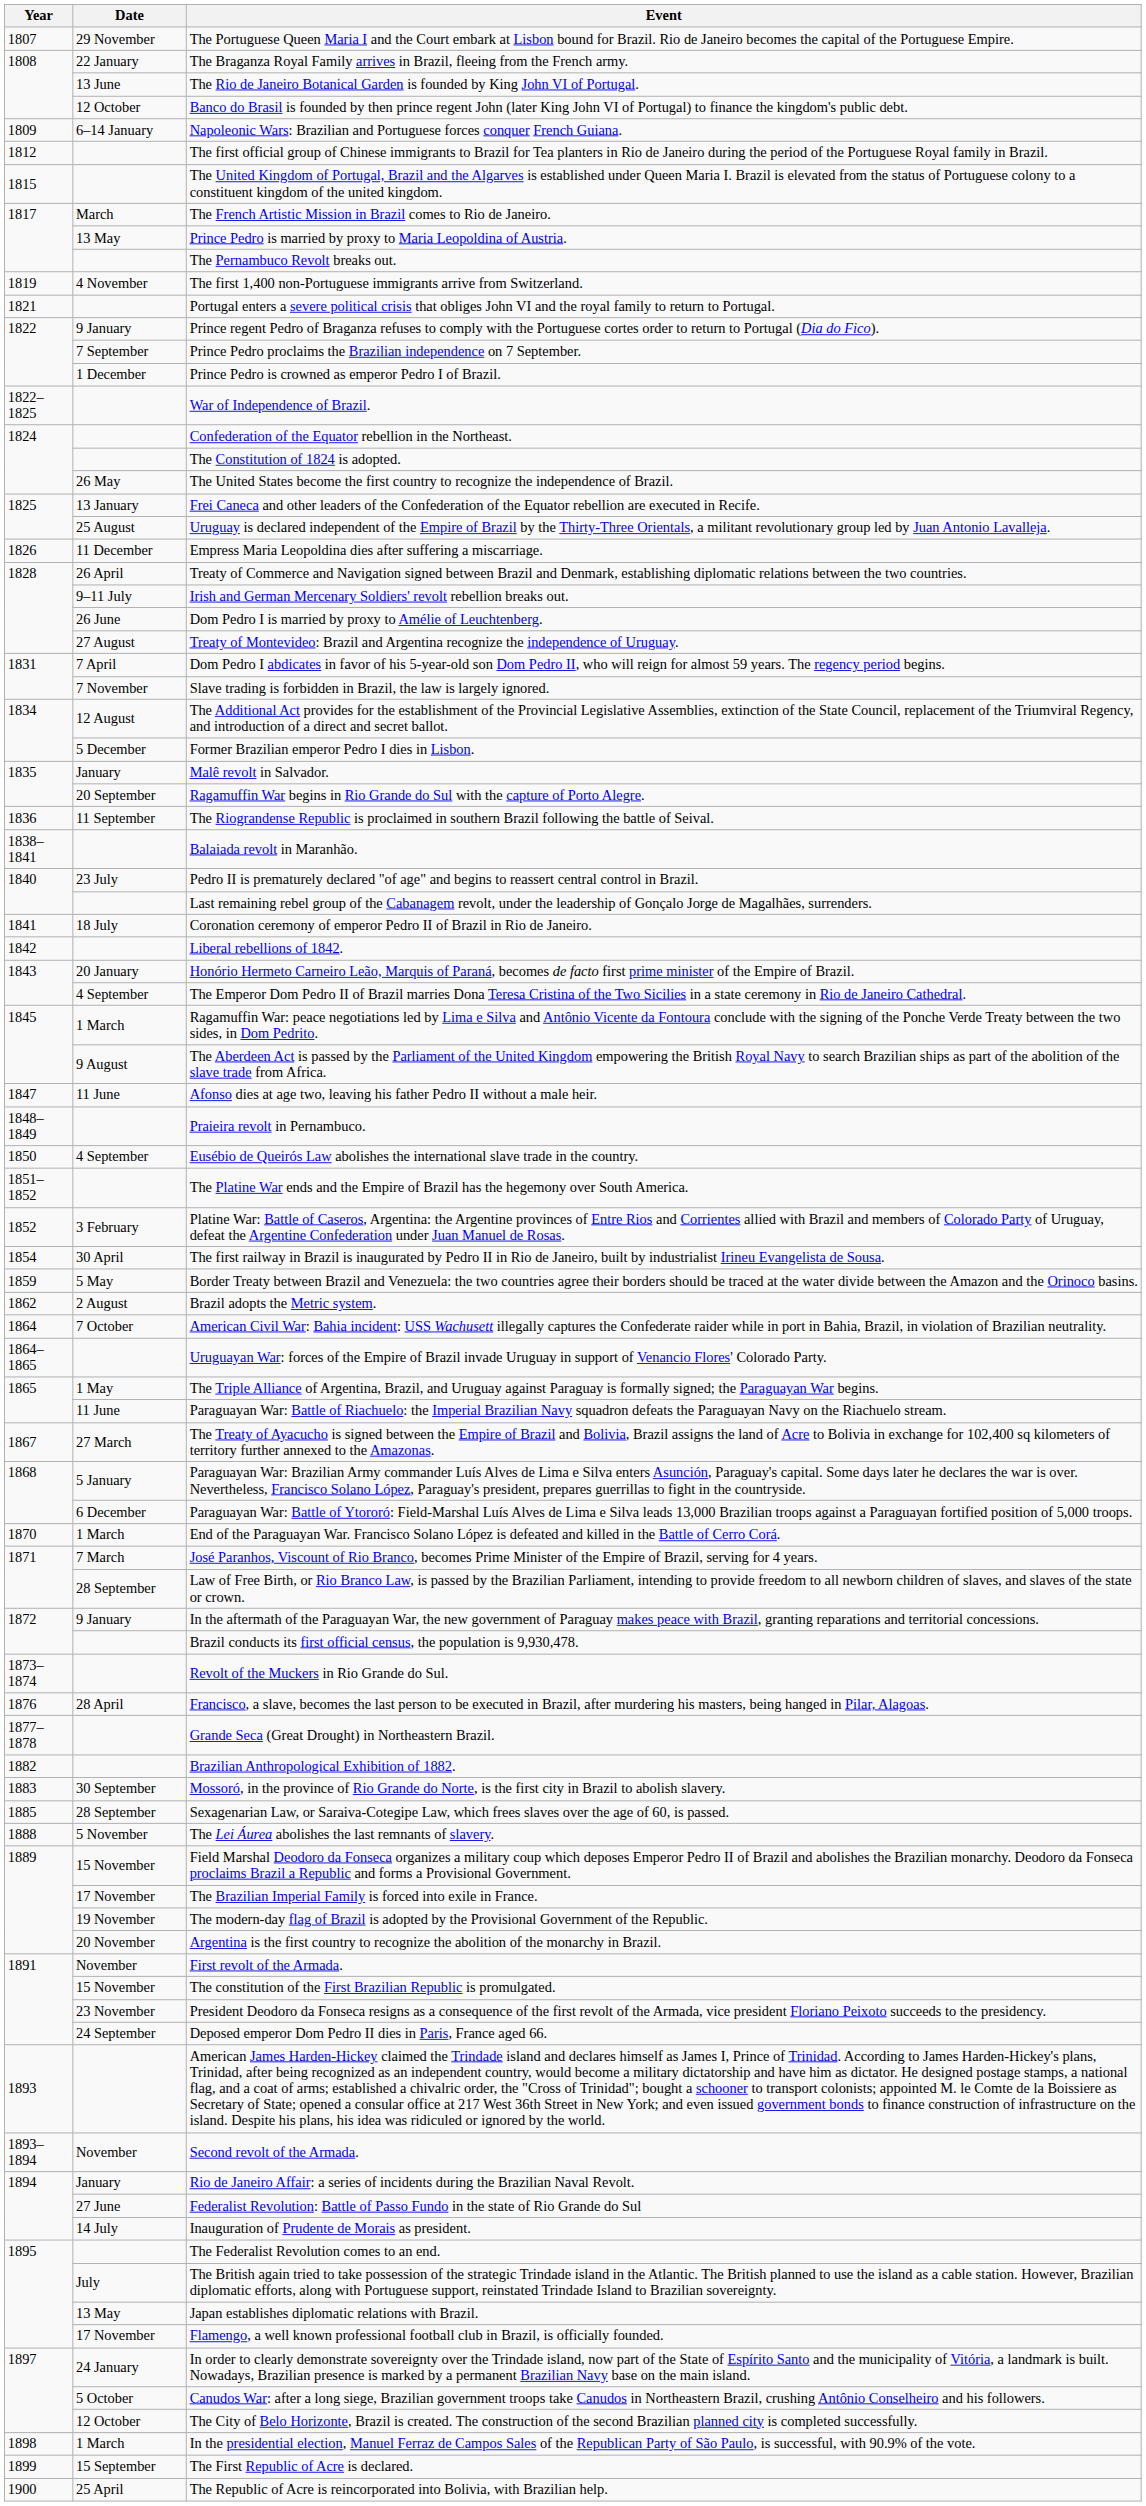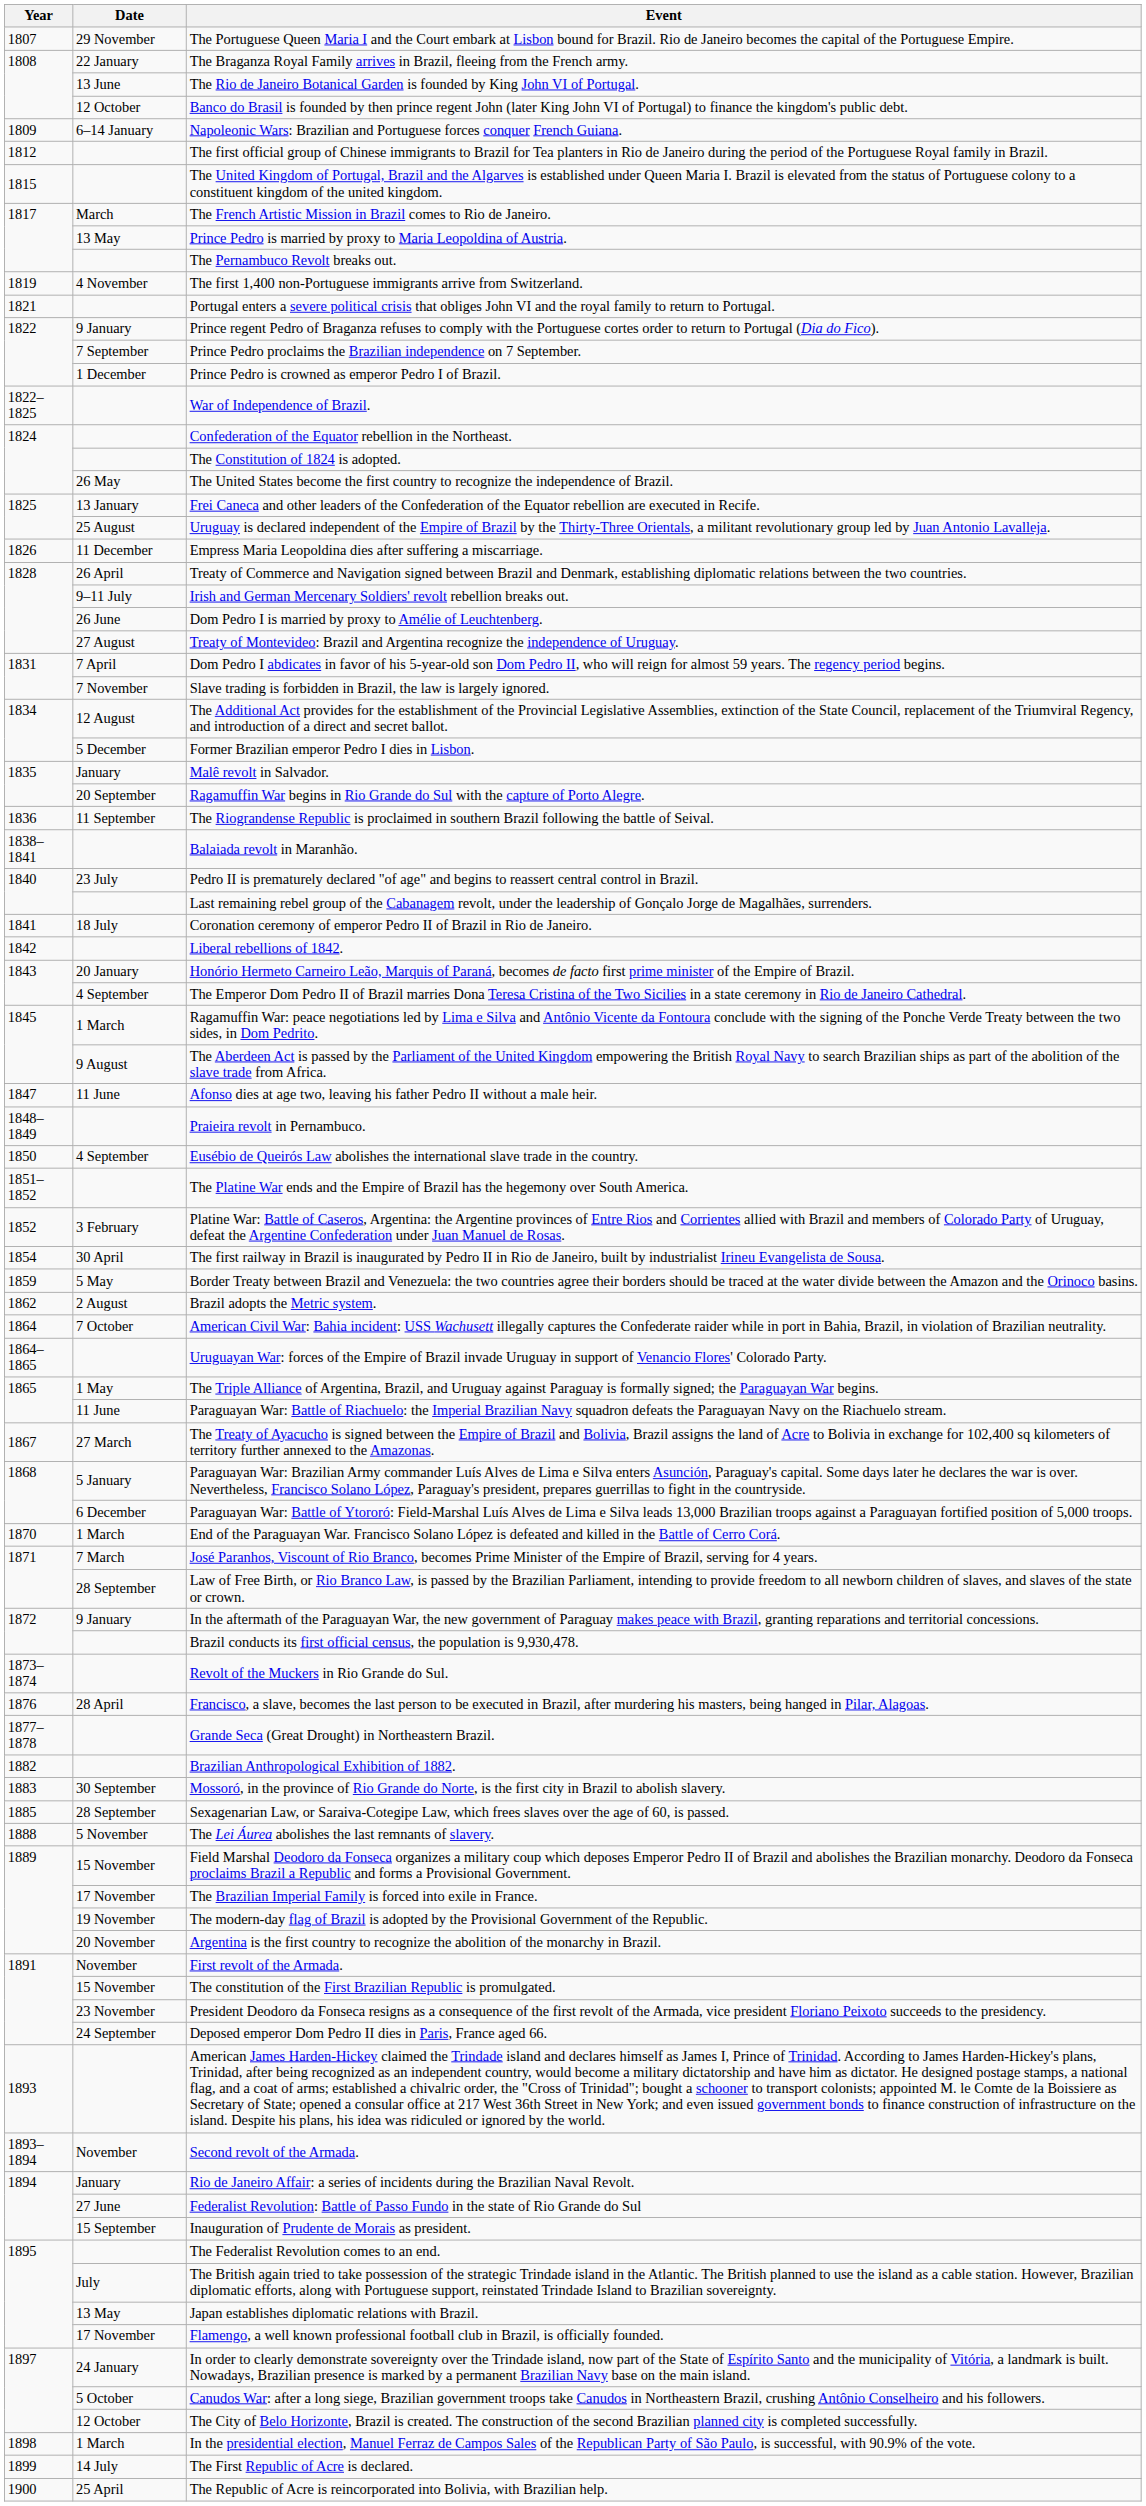(97, 2228) 14 July -> (116, 2228) 15 September
(116, 2466) 15 September -> (97, 2466) 14 July
